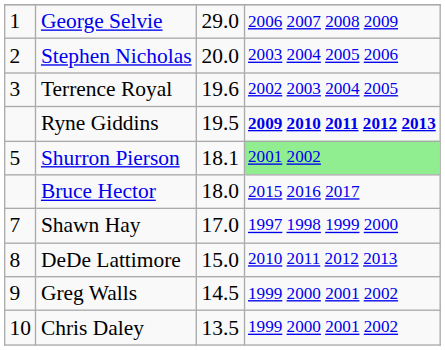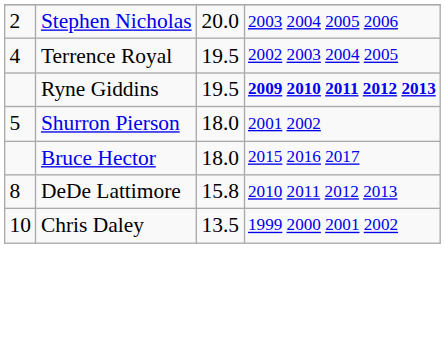- row: (102, 21)
(15, 89) 3 -> (15, 55) 4
(220, 89) 19.6 -> (220, 55) 19.5
(220, 157) 18.1 -> (220, 123) 18.0
(284, 157) lightgreen background -> (284, 123) no background
- row: (91, 225)
(220, 259) 15.0 -> (220, 191) 15.8
- row: (89, 293)
